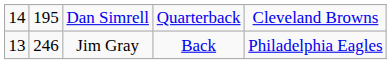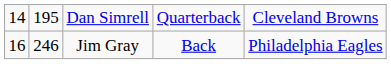(17, 44) 13 -> (17, 44) 16
